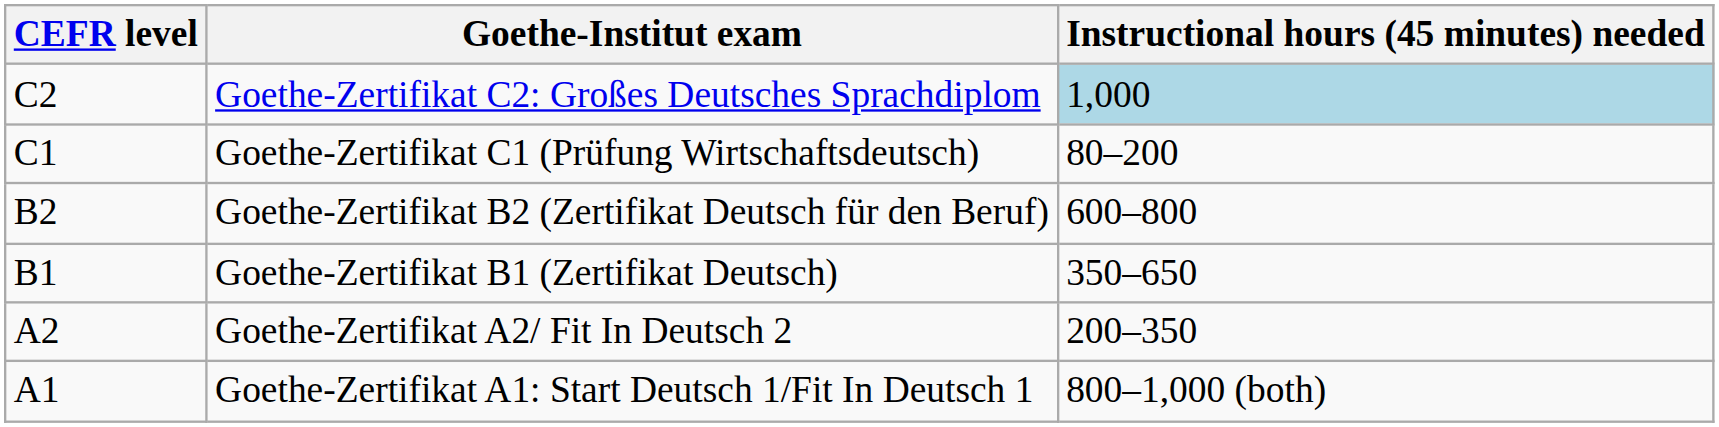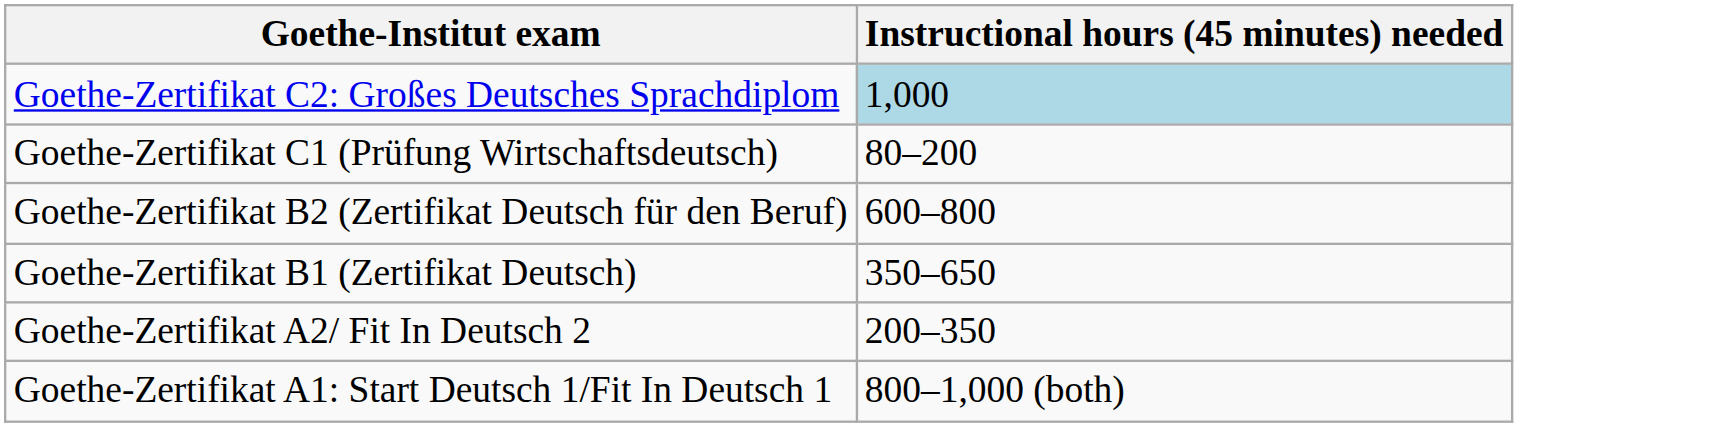- column: (106, 34)
